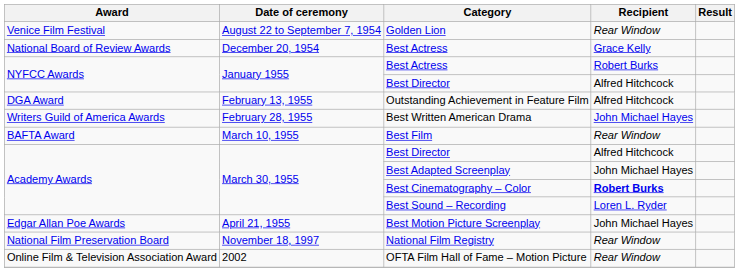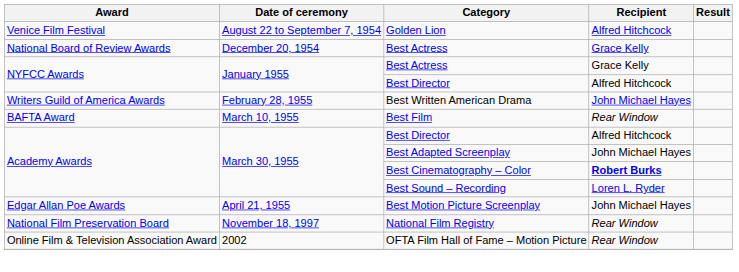(627, 30) Rear Window -> (631, 30) Alfred Hitchcock
(626, 65) Robert Burks -> (620, 65) Grace Kelly
- row: (35, 100)
